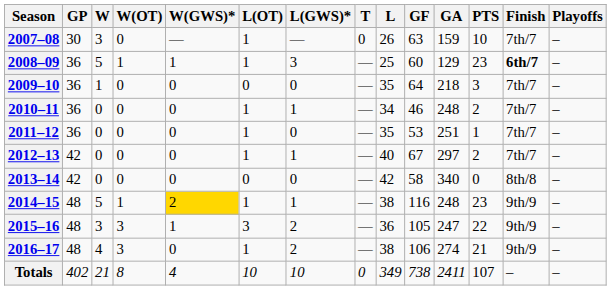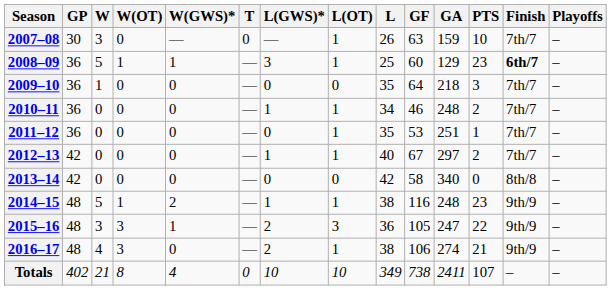columns swapped: (365, 16) <-> (263, 16)
(173, 202) gold background -> (173, 202) no background
